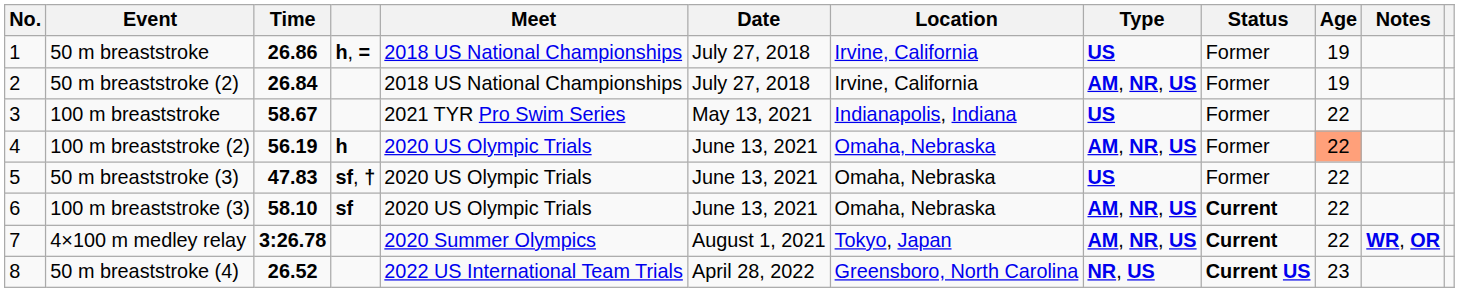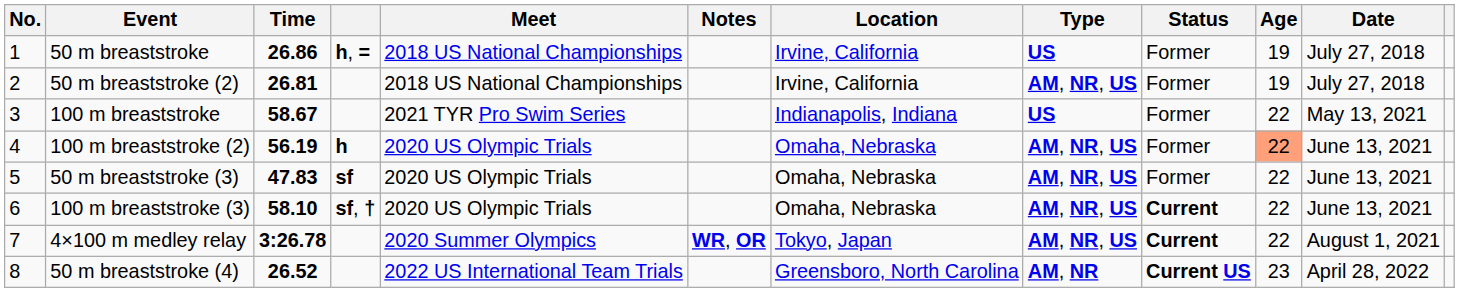columns swapped: (759, 20) <-> (1403, 20)
(293, 83) 26.84 -> (293, 83) 26.81
(355, 177) sf, † -> (344, 177) sf
(1101, 177) US -> (1082, 177) AM, NR, US
(344, 209) sf -> (355, 209) sf, †
(1121, 271) NR, US -> (1063, 271) AM, NR
